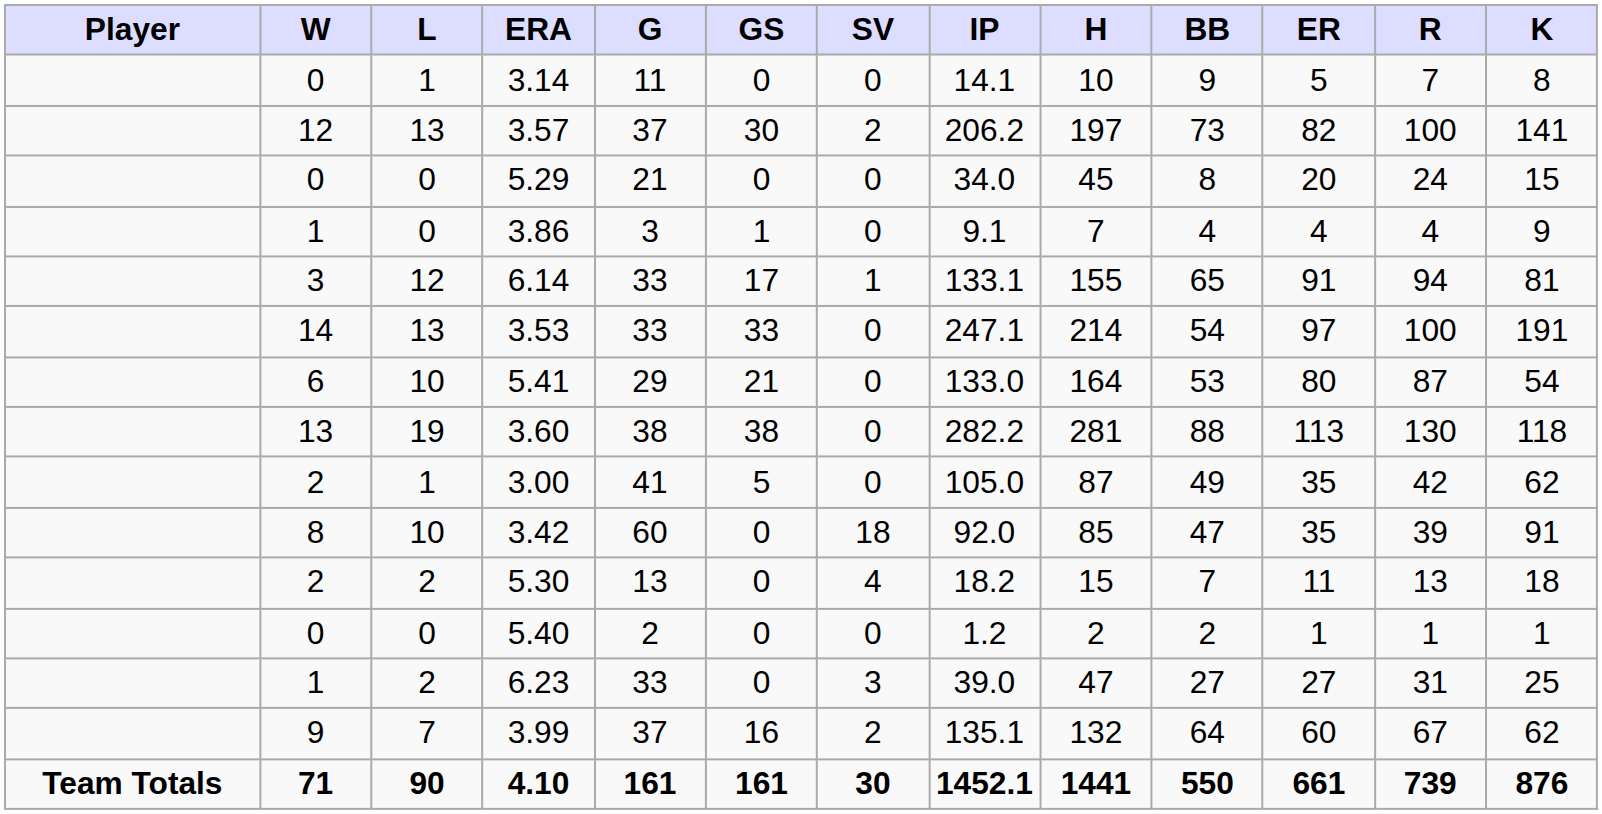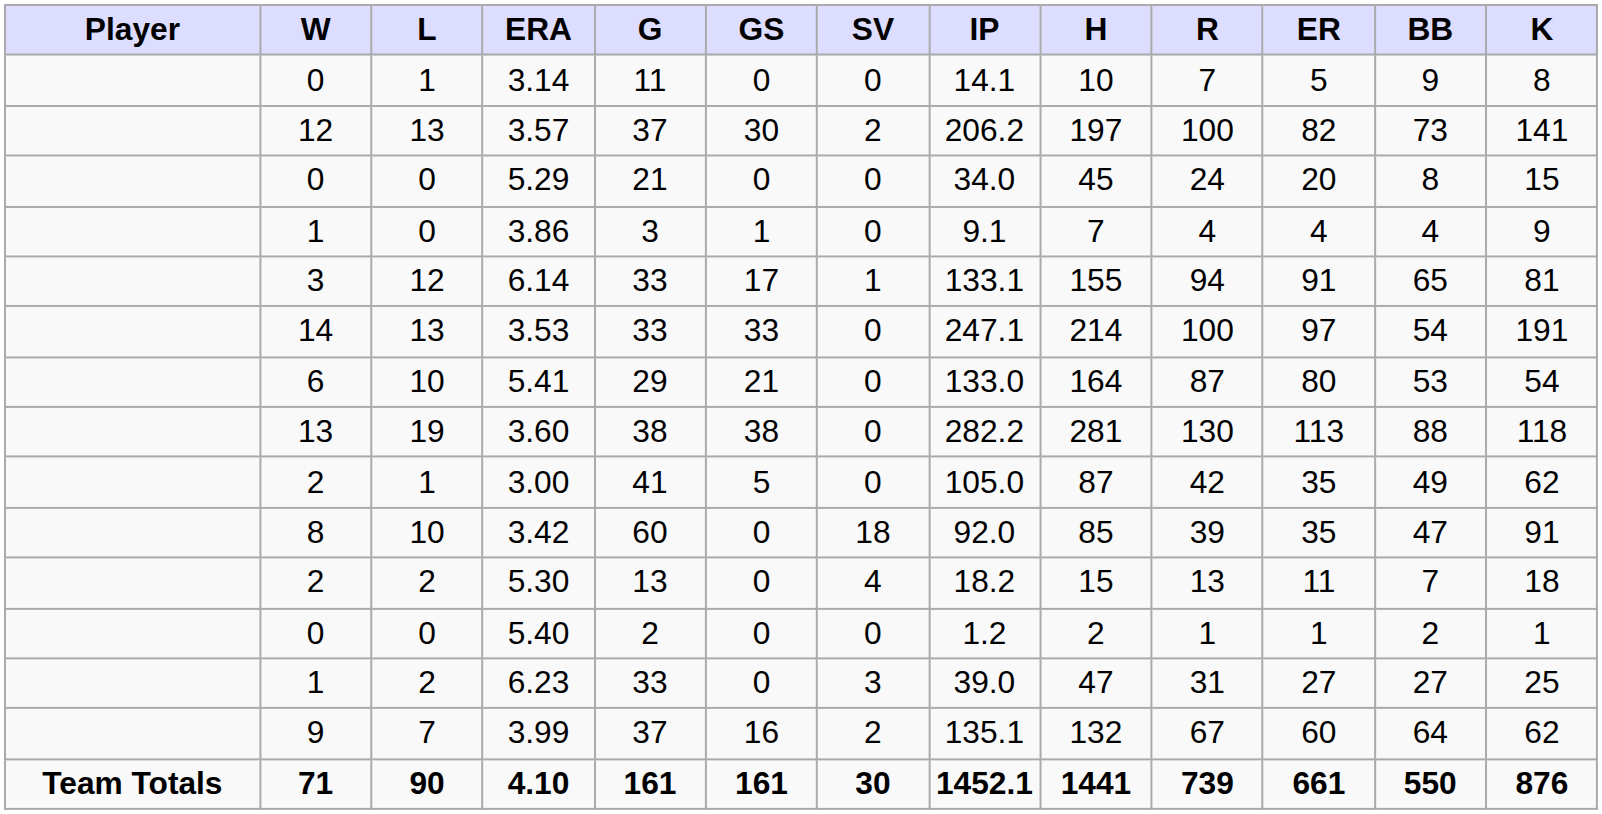columns swapped: (1430, 29) <-> (1207, 29)
